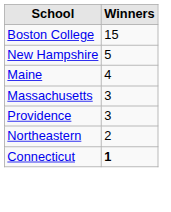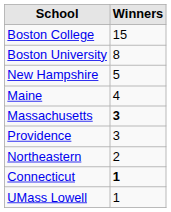+ row: (57, 55)
(108, 95) normal -> (116, 116) bold
+ row: (47, 197)
